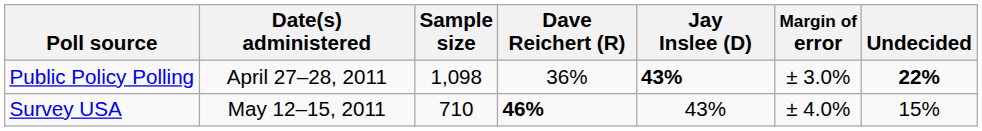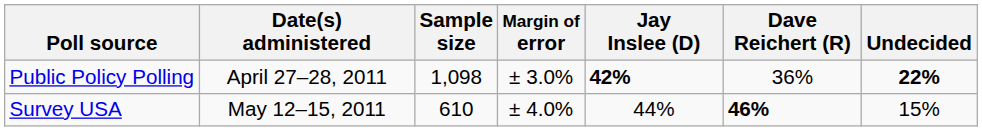columns swapped: (818, 33) <-> (567, 32)
(662, 76) 43% -> (610, 76) 42%
(456, 109) 710 -> (456, 109) 610
(705, 109) 43% -> (654, 109) 44%
